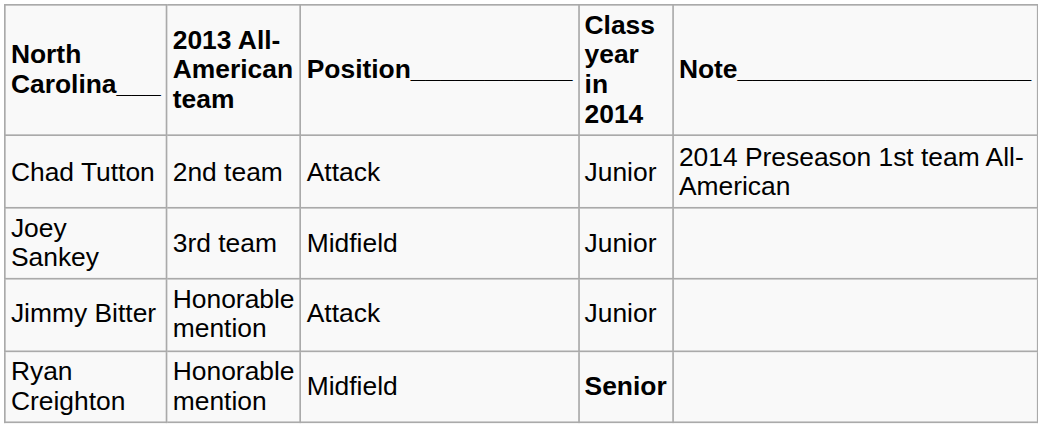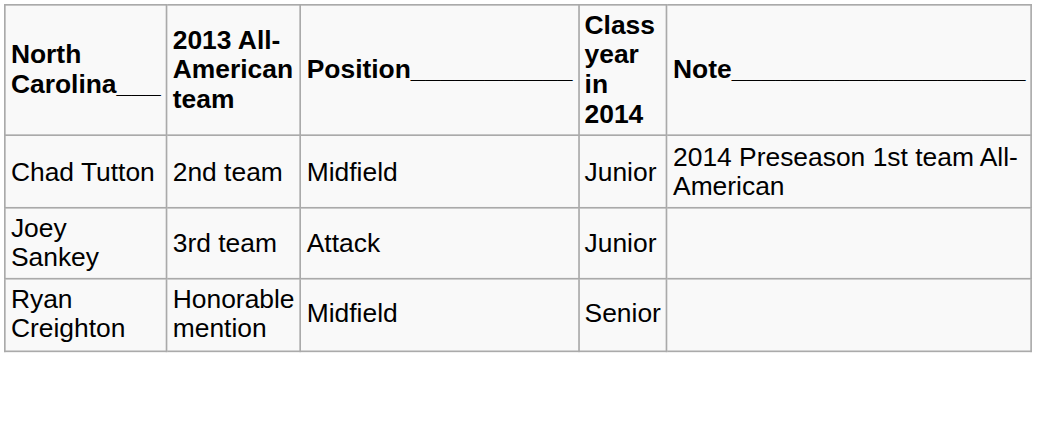(343, 171) Attack -> (352, 171) Midfield
(352, 242) Midfield -> (343, 242) Attack
- row: (84, 314)
(626, 385) bold -> (623, 314) normal
